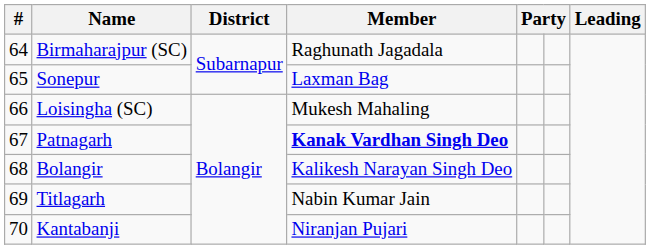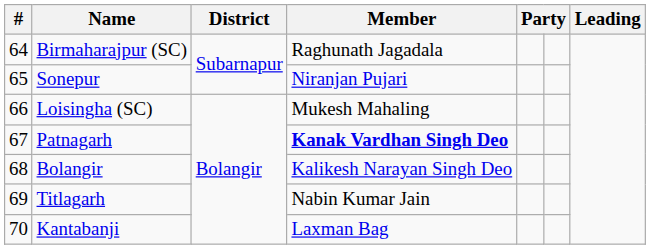(340, 79) Laxman Bag -> (349, 79) Niranjan Pujari
(349, 229) Niranjan Pujari -> (340, 229) Laxman Bag
